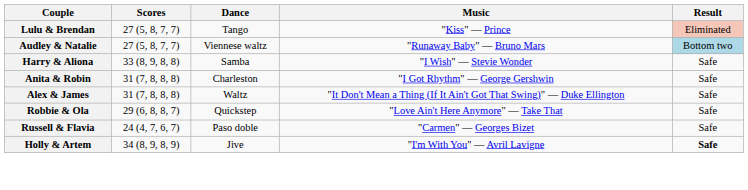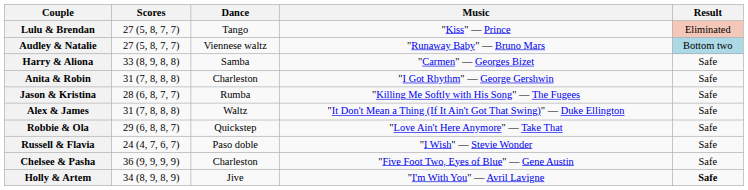(476, 62) "I Wish" — Stevie Wonder -> (476, 62) "Carmen" — Georges Bizet
+ row: (58, 95)
(476, 128) "Carmen" — Georges Bizet -> (476, 144) "I Wish" — Stevie Wonder
+ row: (58, 161)
